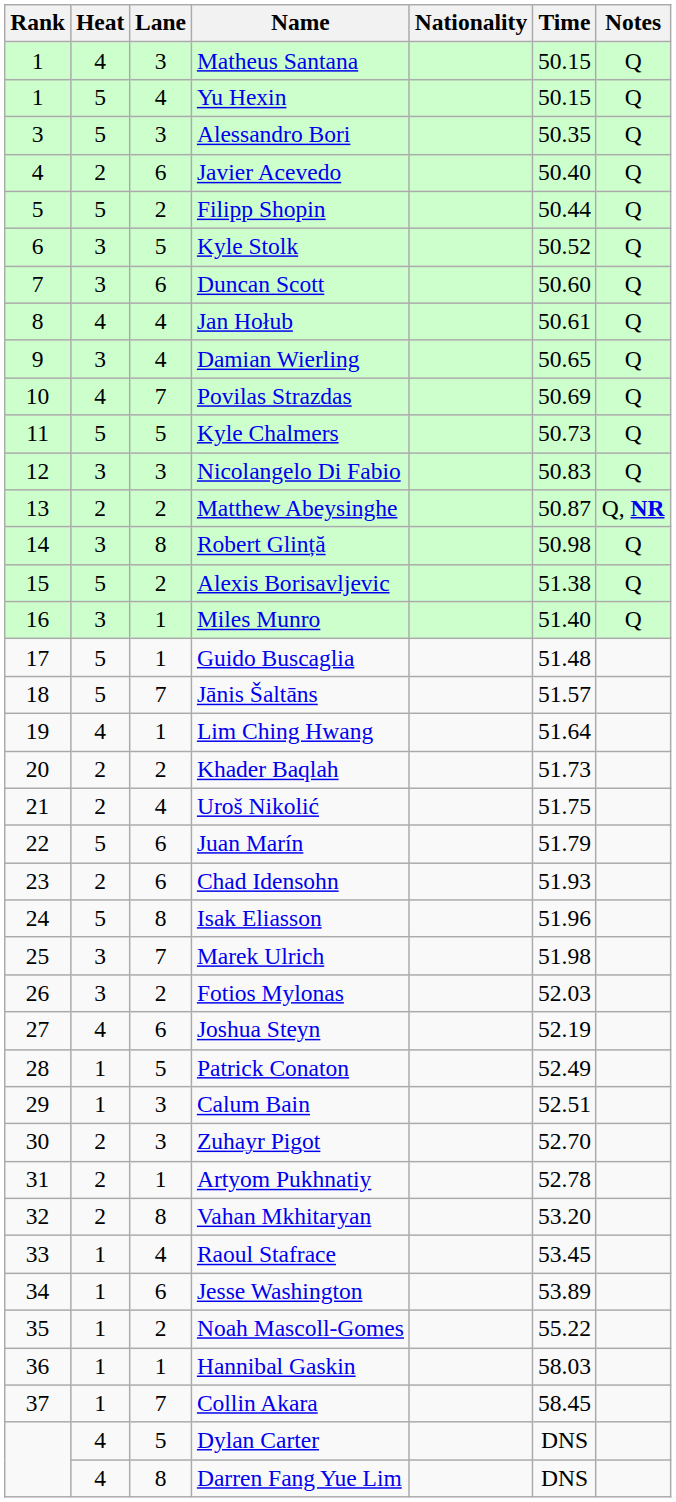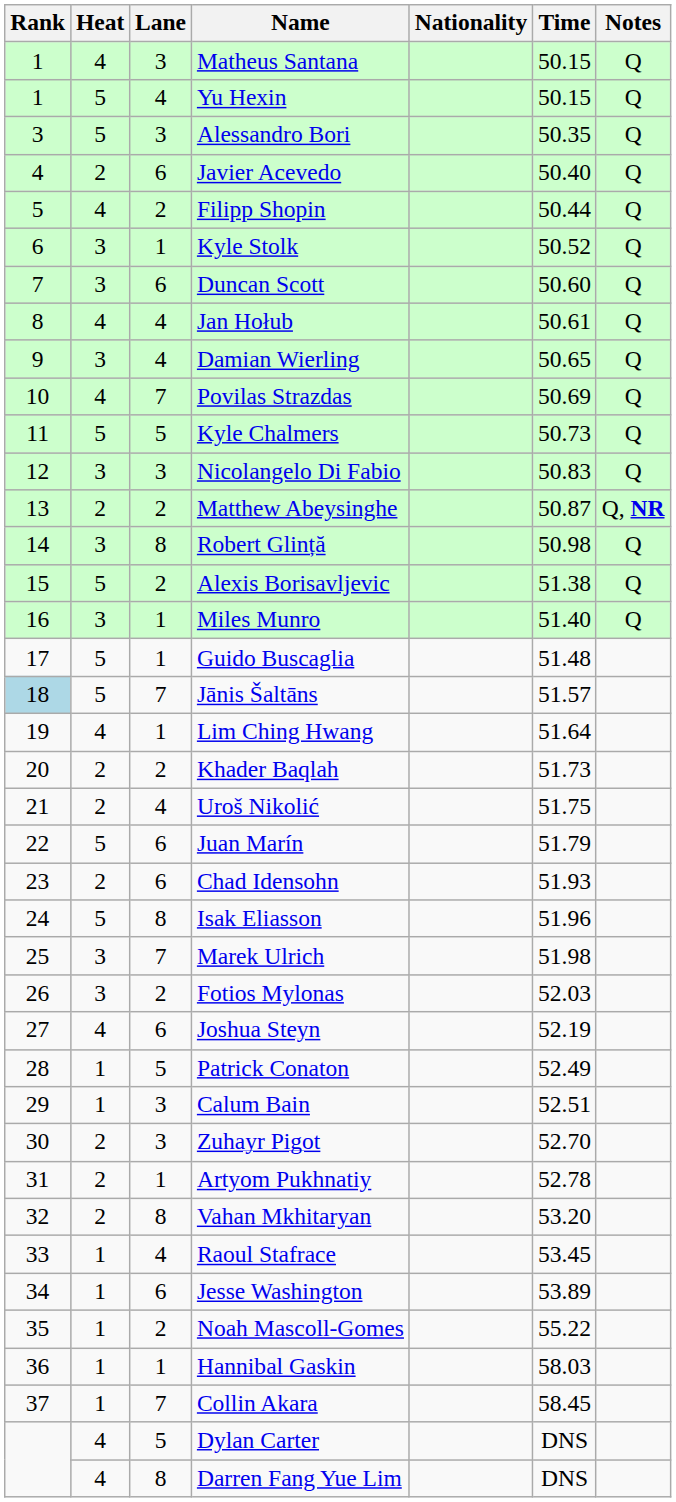(100, 209) 5 -> (100, 209) 4
(161, 246) 5 -> (161, 246) 1
(38, 694) no background -> (38, 694) lightblue background
